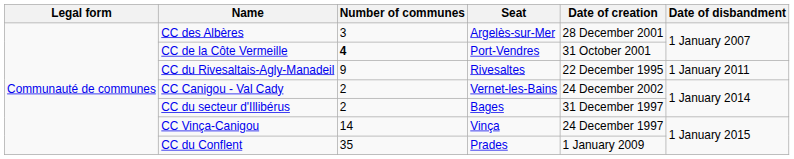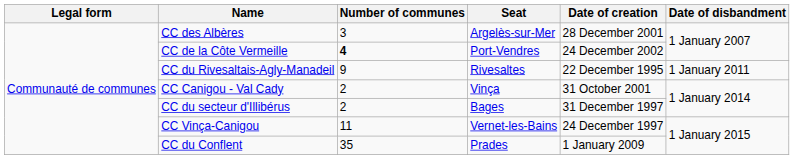(607, 51) 31 October 2001 -> (613, 51) 24 December 2002
(514, 88) Vernet-les-Bains -> (485, 88) Vinça
(613, 88) 24 December 2002 -> (607, 88) 31 October 2001
(346, 126) 14 -> (346, 126) 11
(485, 126) Vinça -> (514, 126) Vernet-les-Bains
